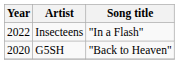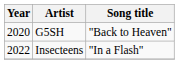rows swapped: (50, 50) <-> (59, 31)
